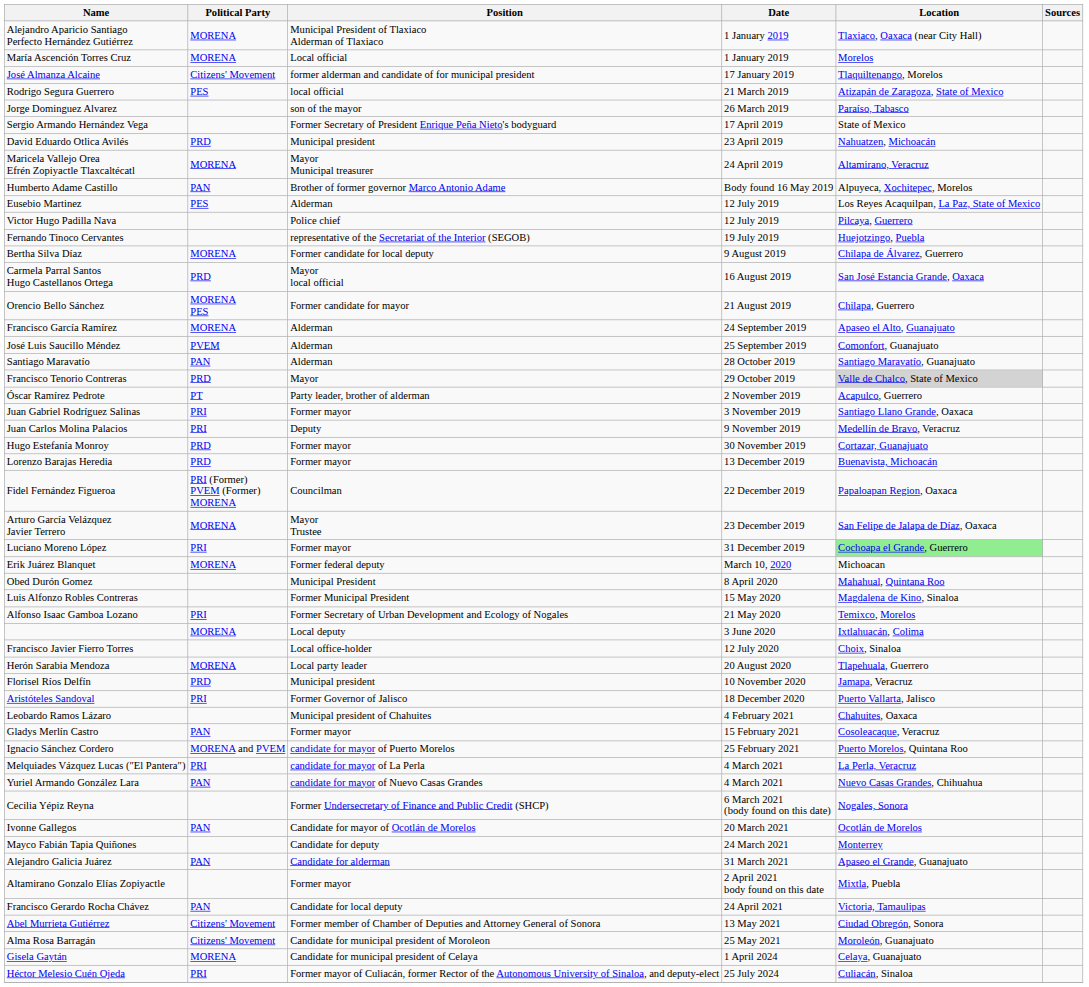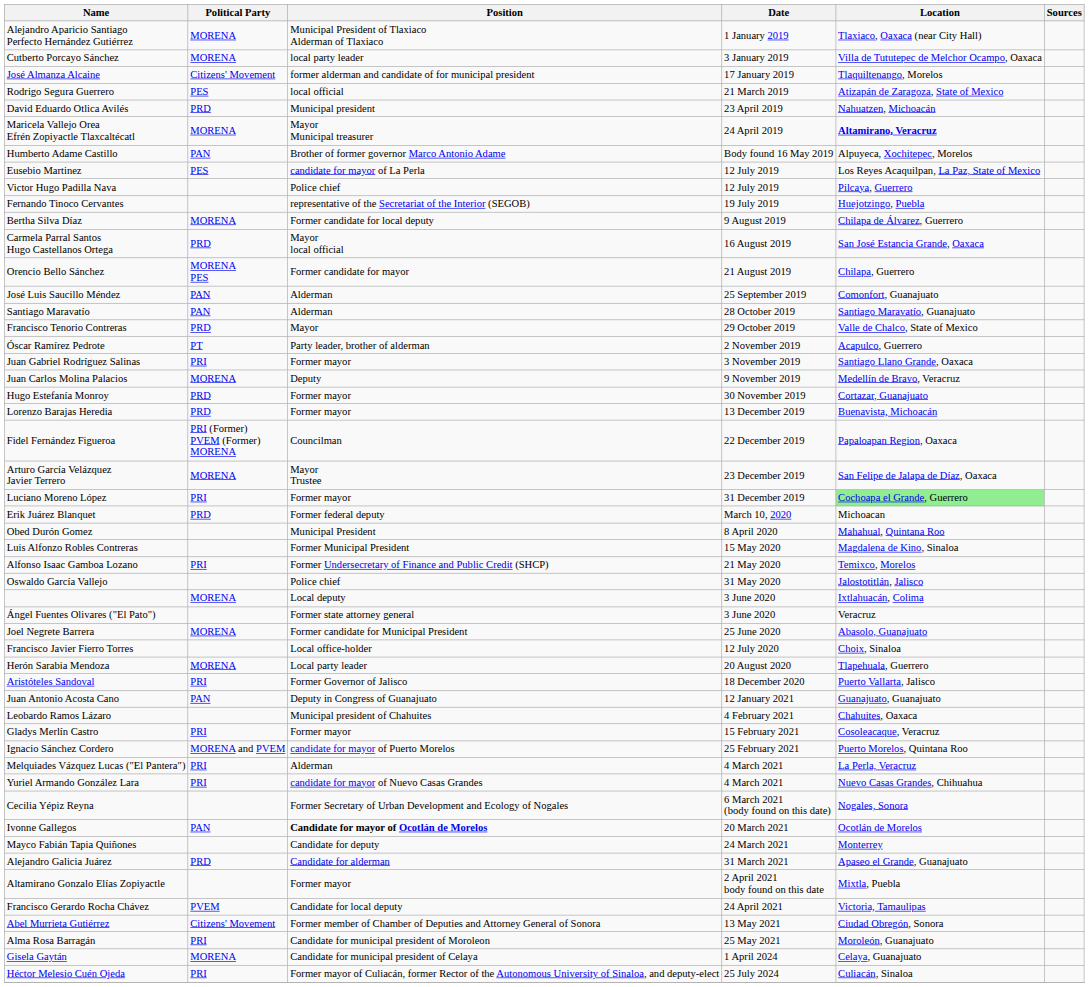- row: (69, 58)
+ row: (63, 58)
- row: (62, 108)
- row: (77, 125)
(883, 164) normal -> (887, 131) bold
(311, 204) Alderman -> (358, 170) candidate for mayor of La Perla
- row: (62, 328)
(205, 345) PVEM -> (200, 294) PAN
(908, 378) lightgrey background -> (908, 328) no background
(199, 428) PRI -> (213, 378) MORENA
(213, 564) MORENA -> (201, 514) PRD
(429, 615) Former Secretary of Urban Development and Ecology of Nogales -> (419, 564) Former Undersecretary of Finance and Public Credit (SHCP)
+ row: (57, 581)
+ row: (81, 615)
+ row: (50, 631)
- row: (49, 682)
+ row: (63, 698)
(200, 732) PAN -> (199, 732) PRI
(358, 765) candidate for mayor of La Perla -> (311, 765) Alderman
(200, 782) PAN -> (199, 782) PRI
(419, 805) Former Undersecretary of Finance and Public Credit (SHCP) -> (429, 805) Former Secretary of Urban Development and Ecology of Nogales
(383, 828) normal -> (389, 828) bold
(200, 861) PAN -> (201, 861) PRD
(200, 906) PAN -> (205, 906) PVEM
(233, 940) Citizens' Movement -> (199, 940) PRI
